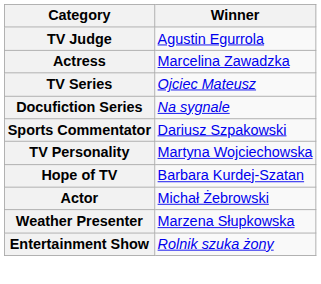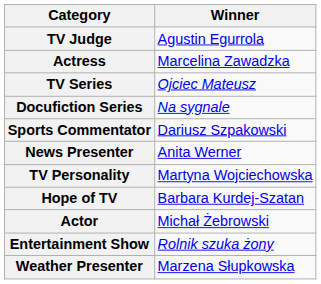+ row: (79, 152)
rows swapped: (79, 244) <-> (79, 221)
